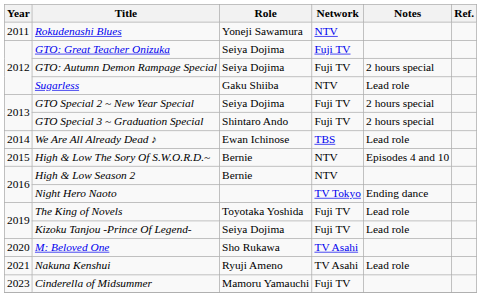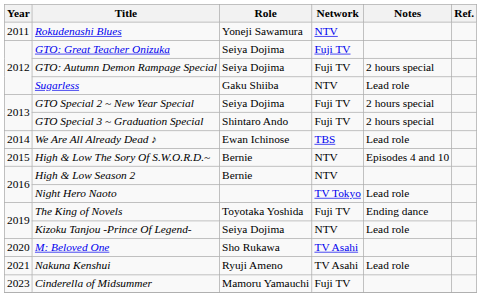(397, 193) Ending dance -> (388, 193) Lead role
(388, 211) Lead role -> (397, 211) Ending dance
(332, 229) Fuji TV -> (326, 229) NTV
